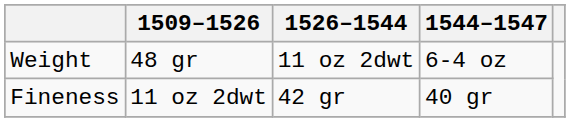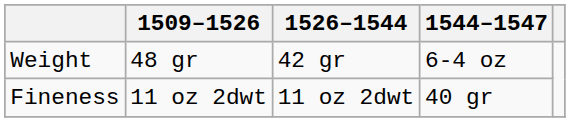(346, 60) 11 oz 2dwt -> (312, 60) 42 gr
(312, 98) 42 gr -> (346, 98) 11 oz 2dwt
